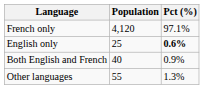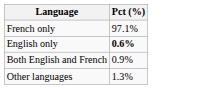- column: (135, 12)
